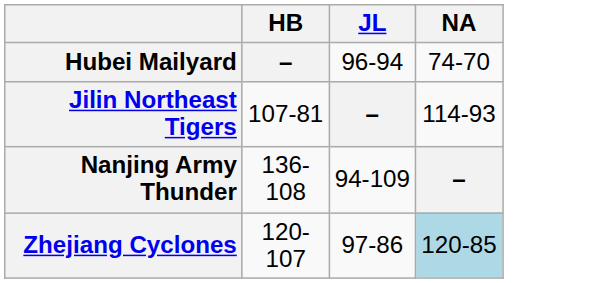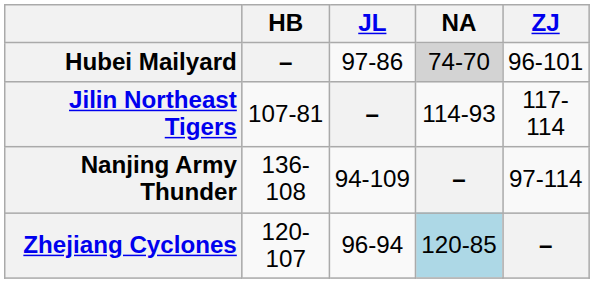+ column: (546, 23)
(372, 61) 96-94 -> (372, 61) 97-86
(459, 61) no background -> (459, 61) lightgrey background
(372, 244) 97-86 -> (372, 244) 96-94
